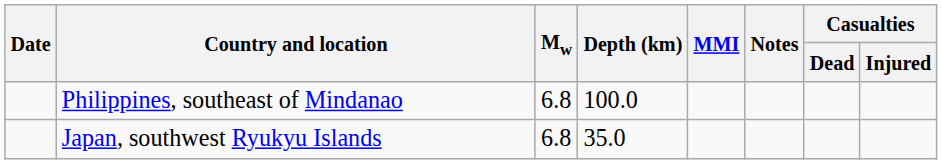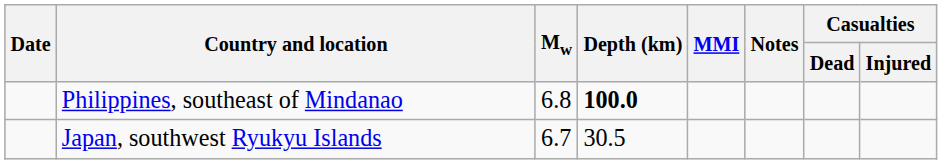(611, 100) normal -> (611, 100) bold
(556, 138) 6.8 -> (556, 138) 6.7
(605, 138) 35.0 -> (605, 138) 30.5
